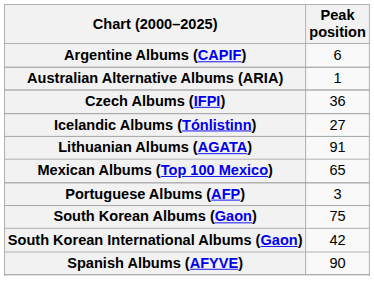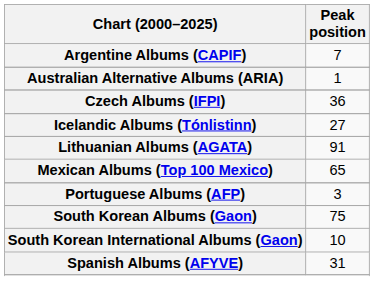(338, 55) 6 -> (338, 55) 7
(338, 240) 42 -> (338, 240) 10
(338, 263) 90 -> (338, 263) 31
